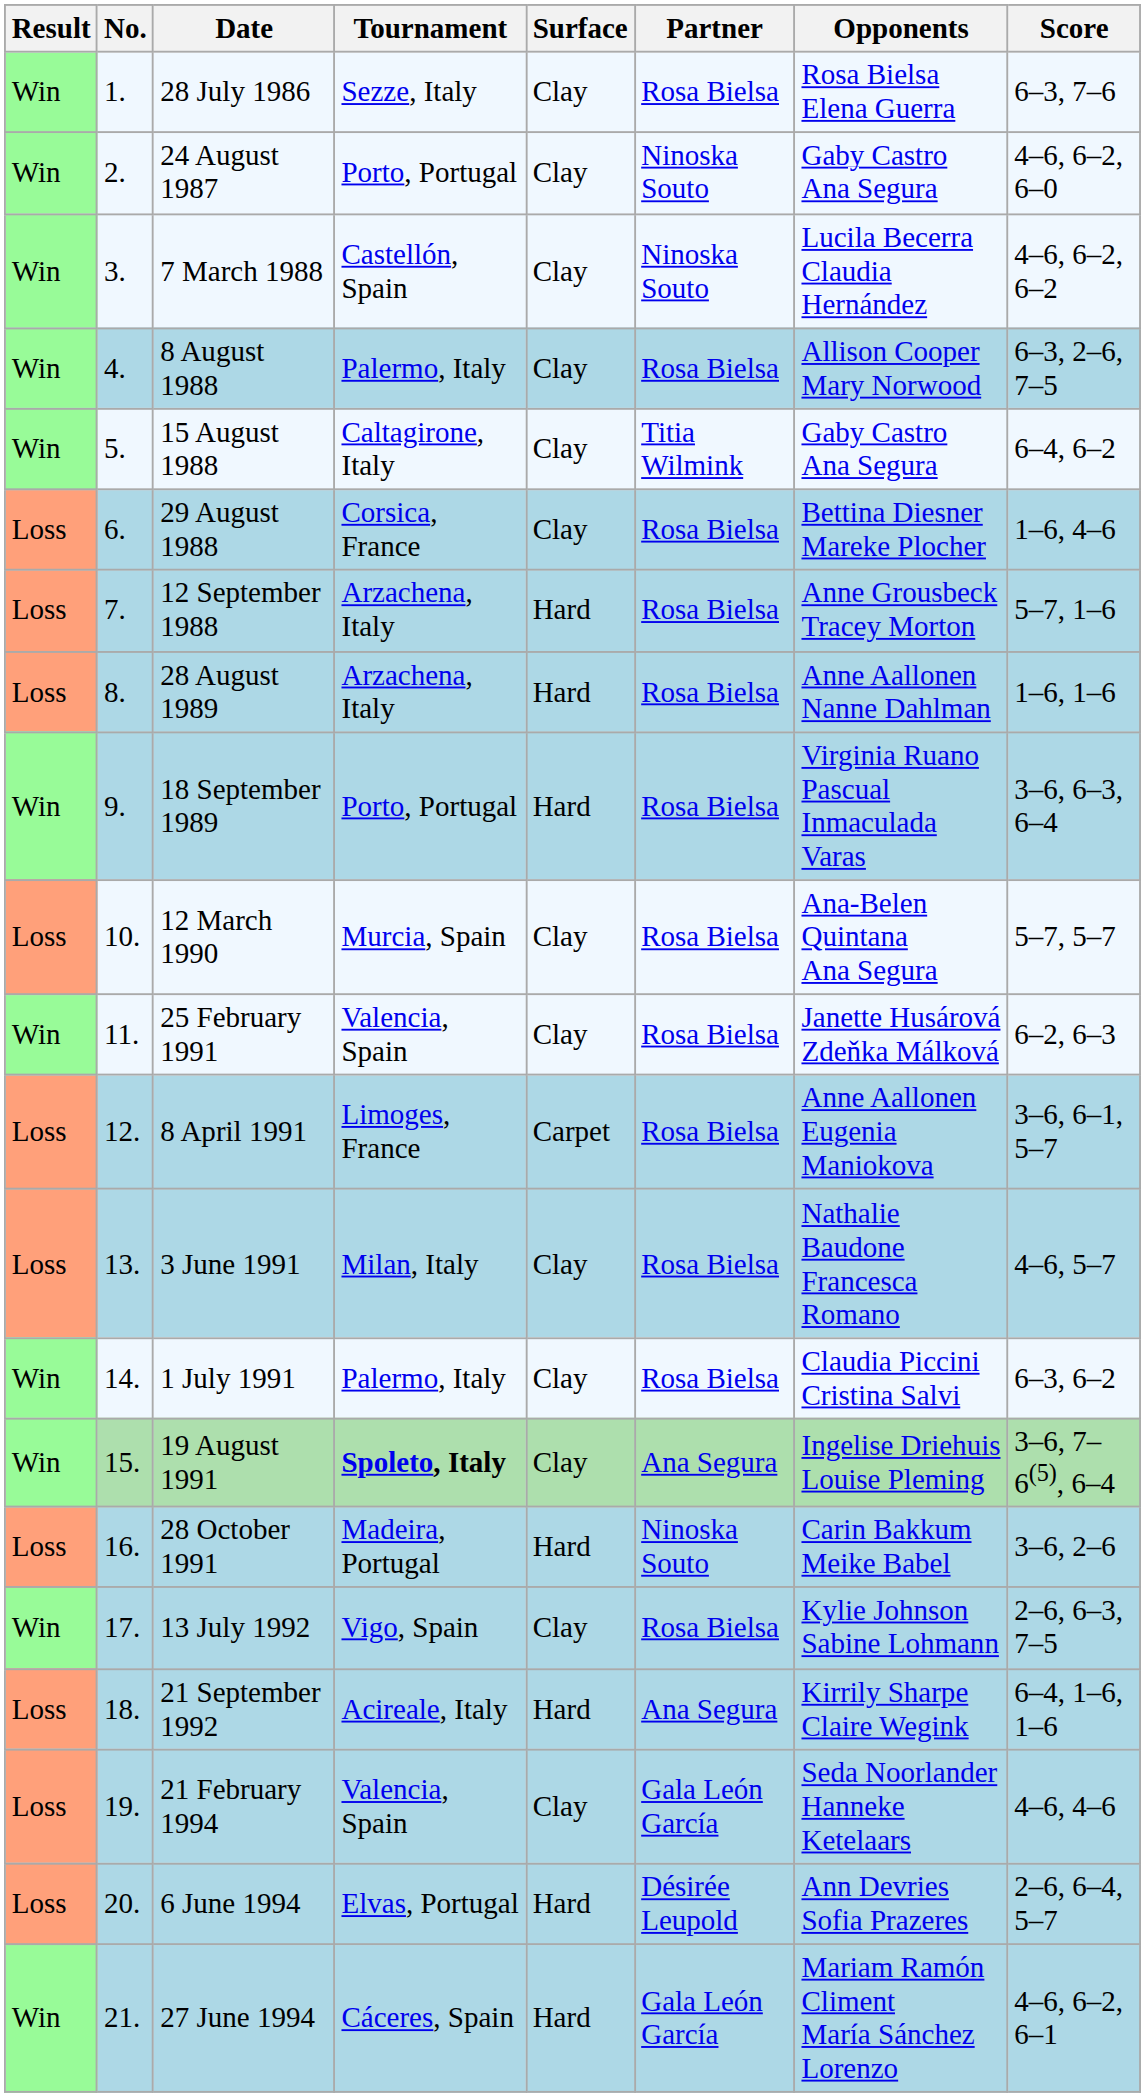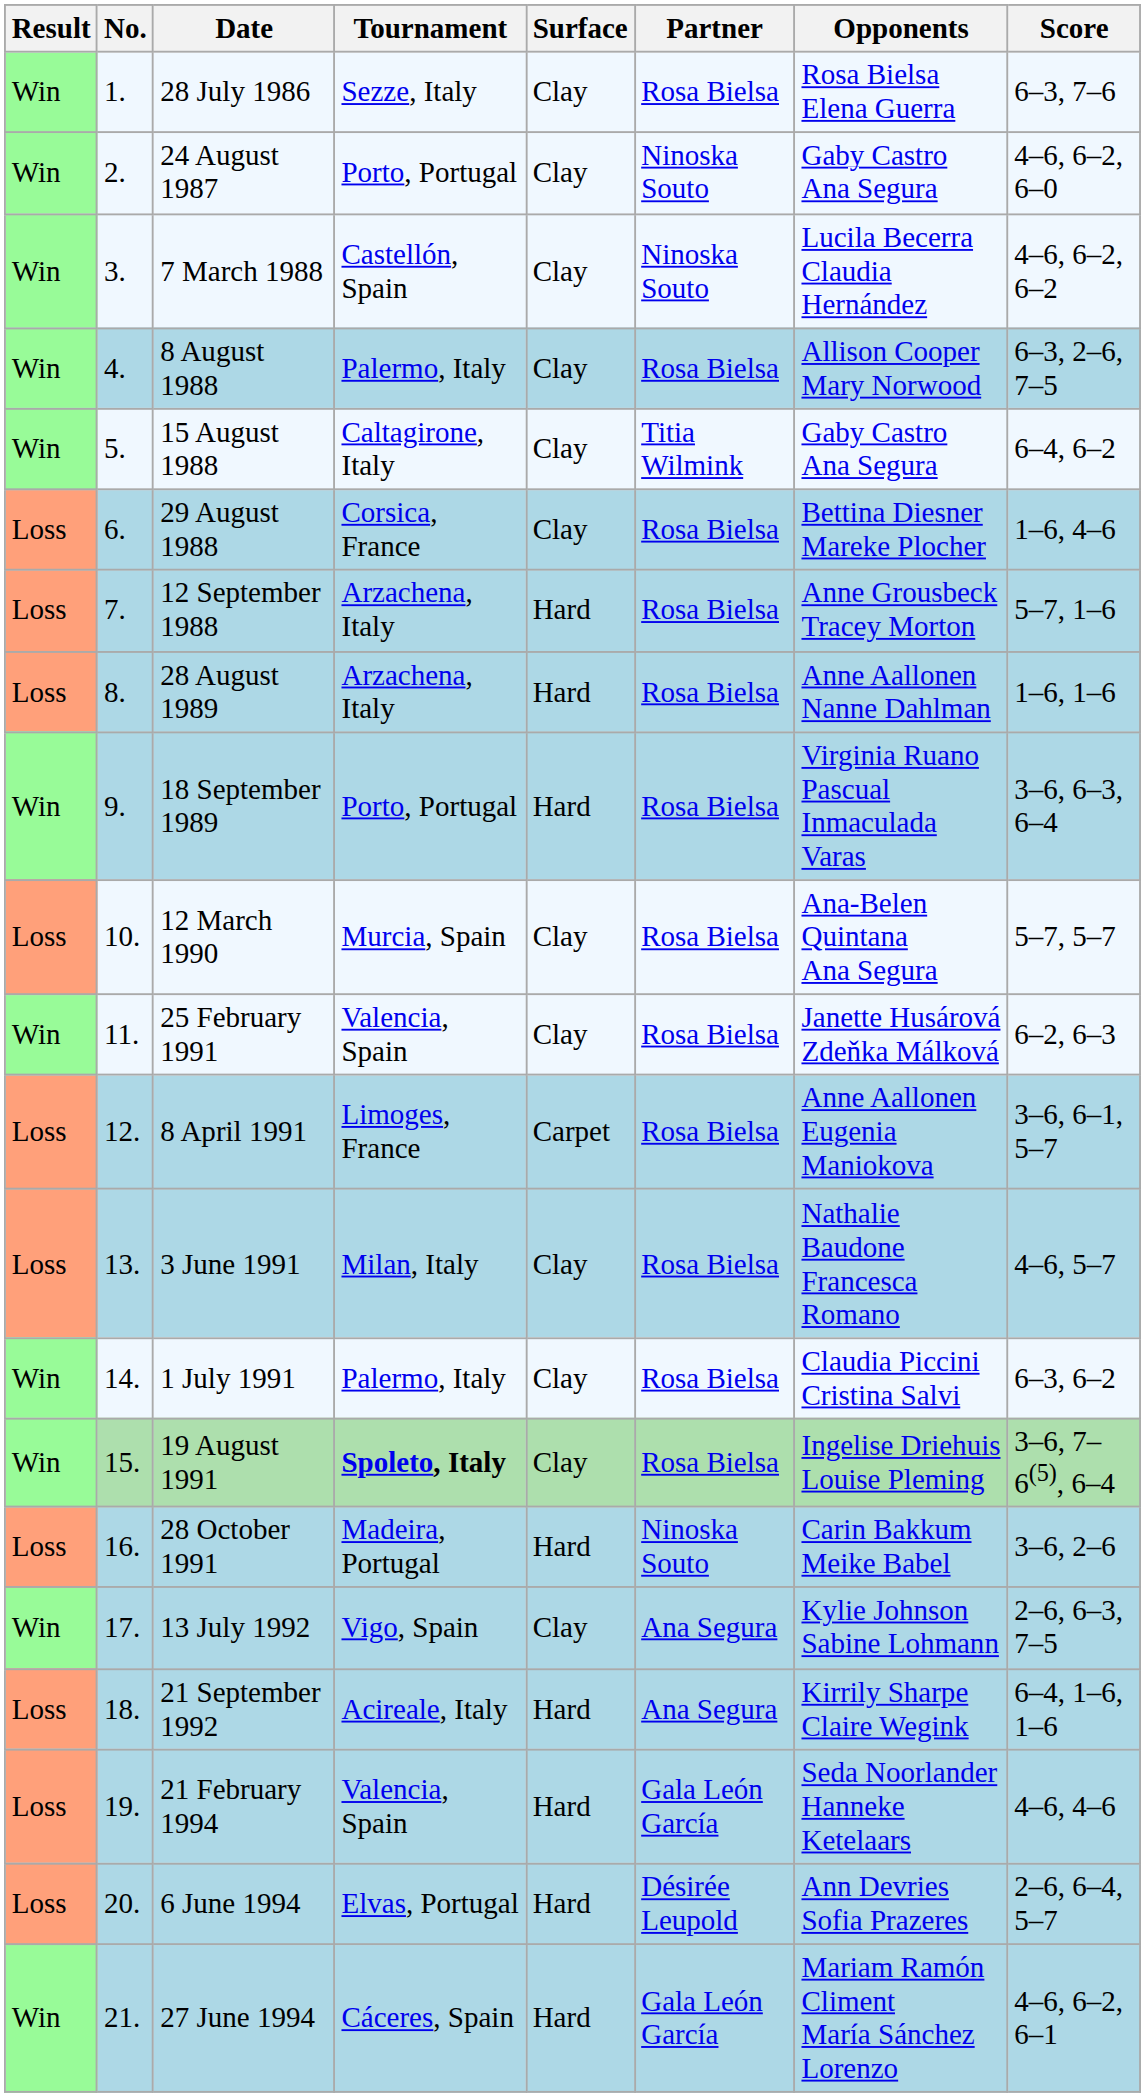(709, 1461) Ana Segura -> (710, 1461) Rosa Bielsa
(710, 1627) Rosa Bielsa -> (709, 1627) Ana Segura
(560, 1805) Clay -> (562, 1805) Hard
